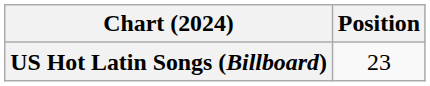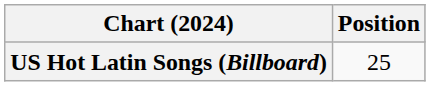(379, 61) 23 -> (379, 61) 25
